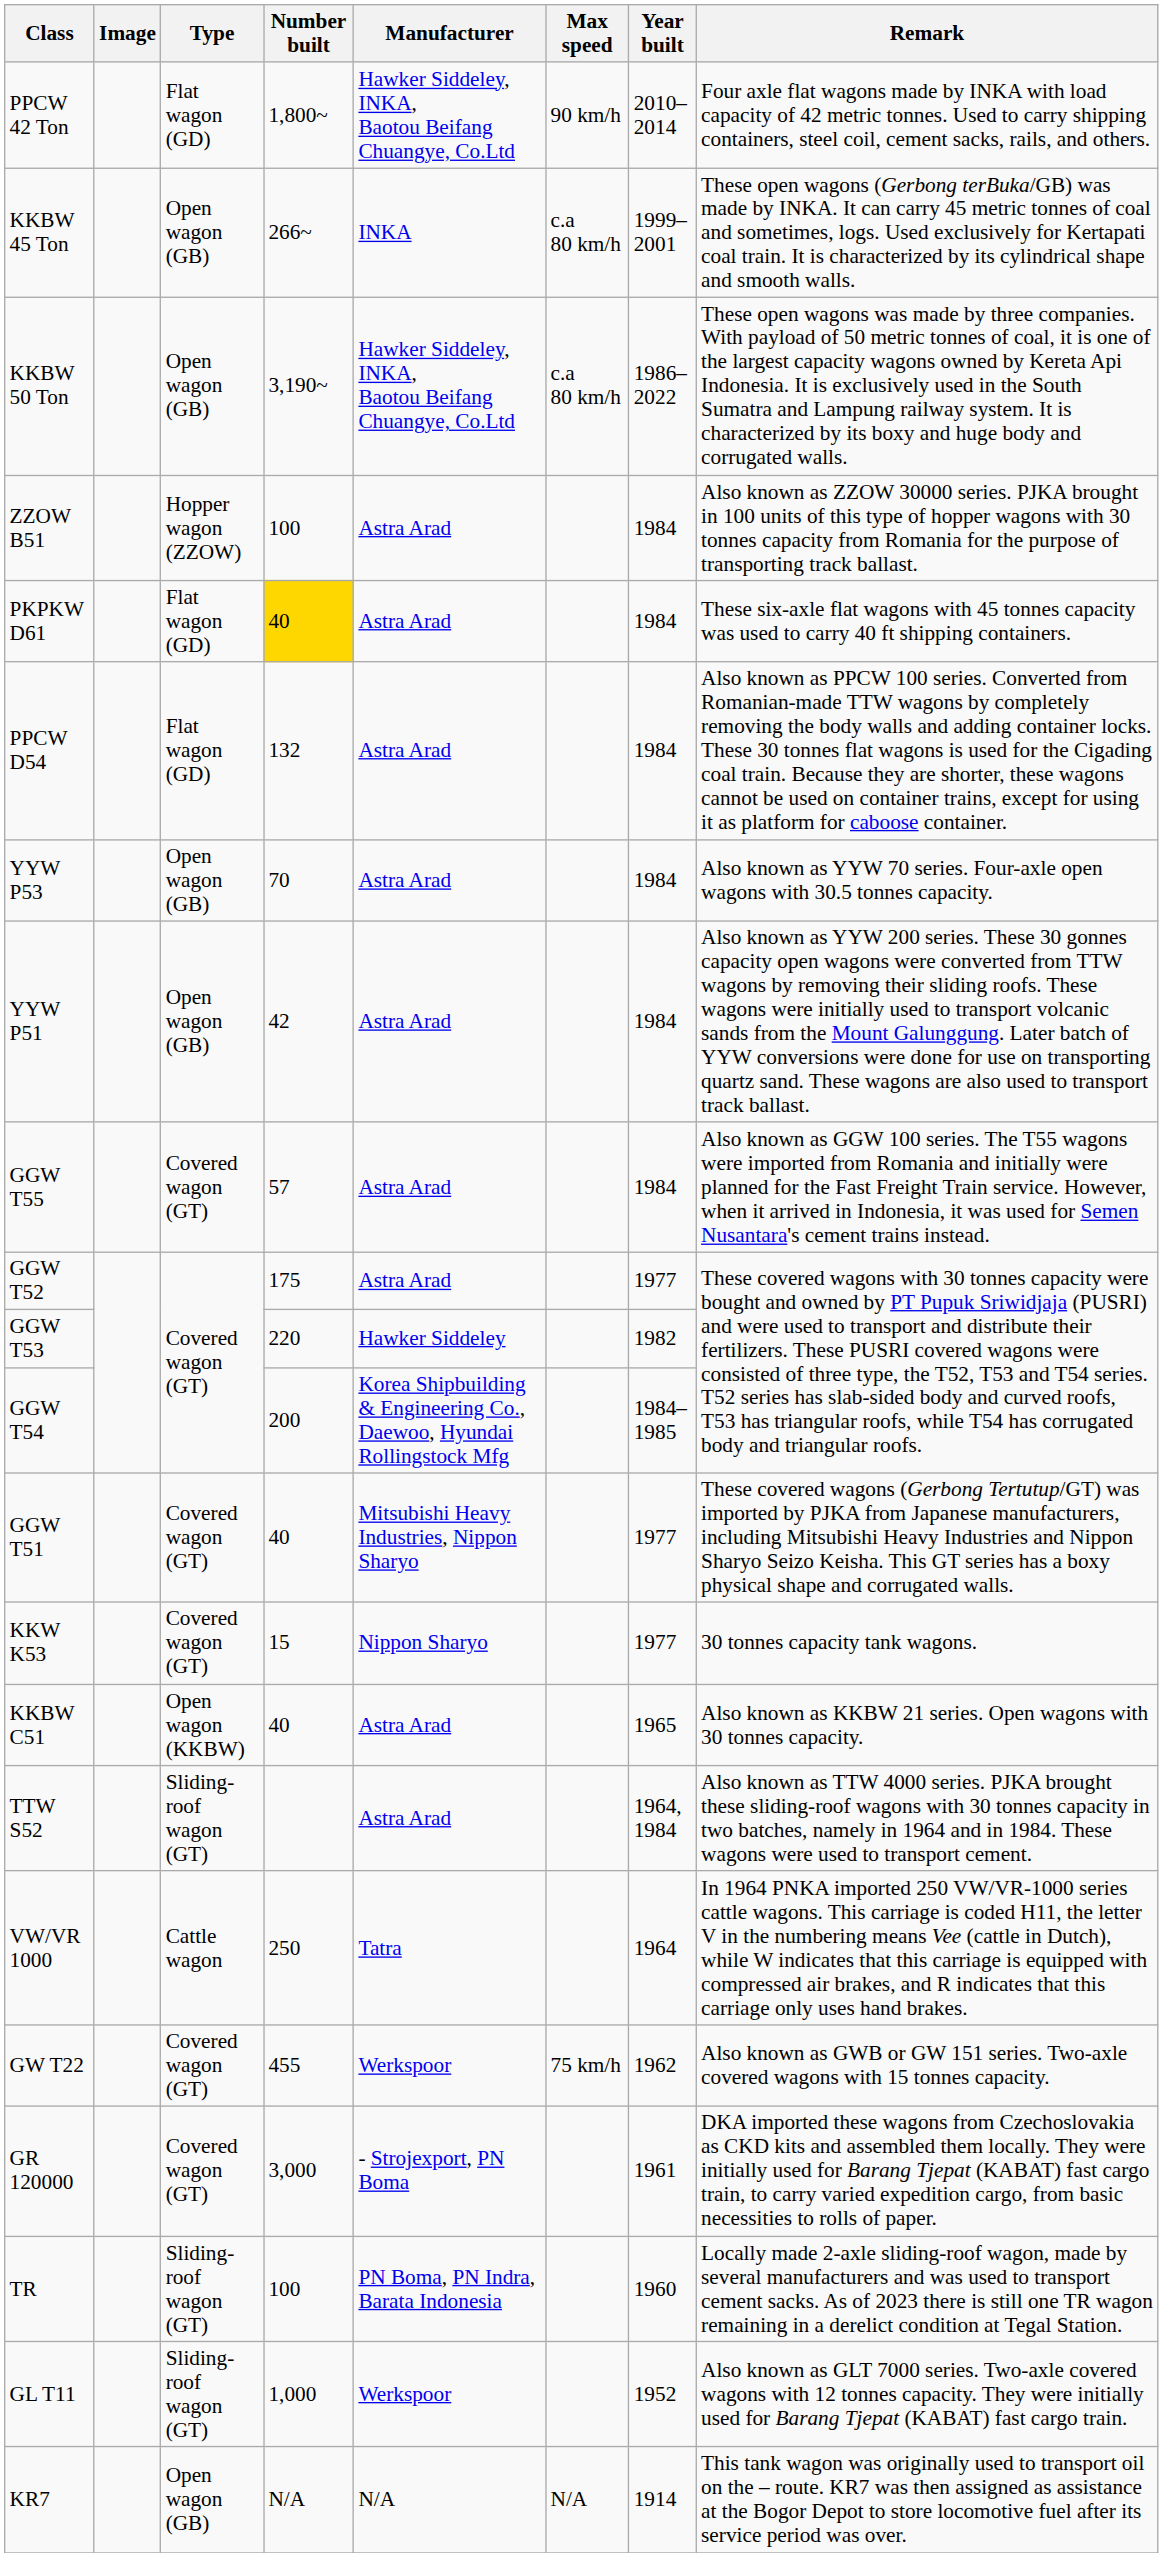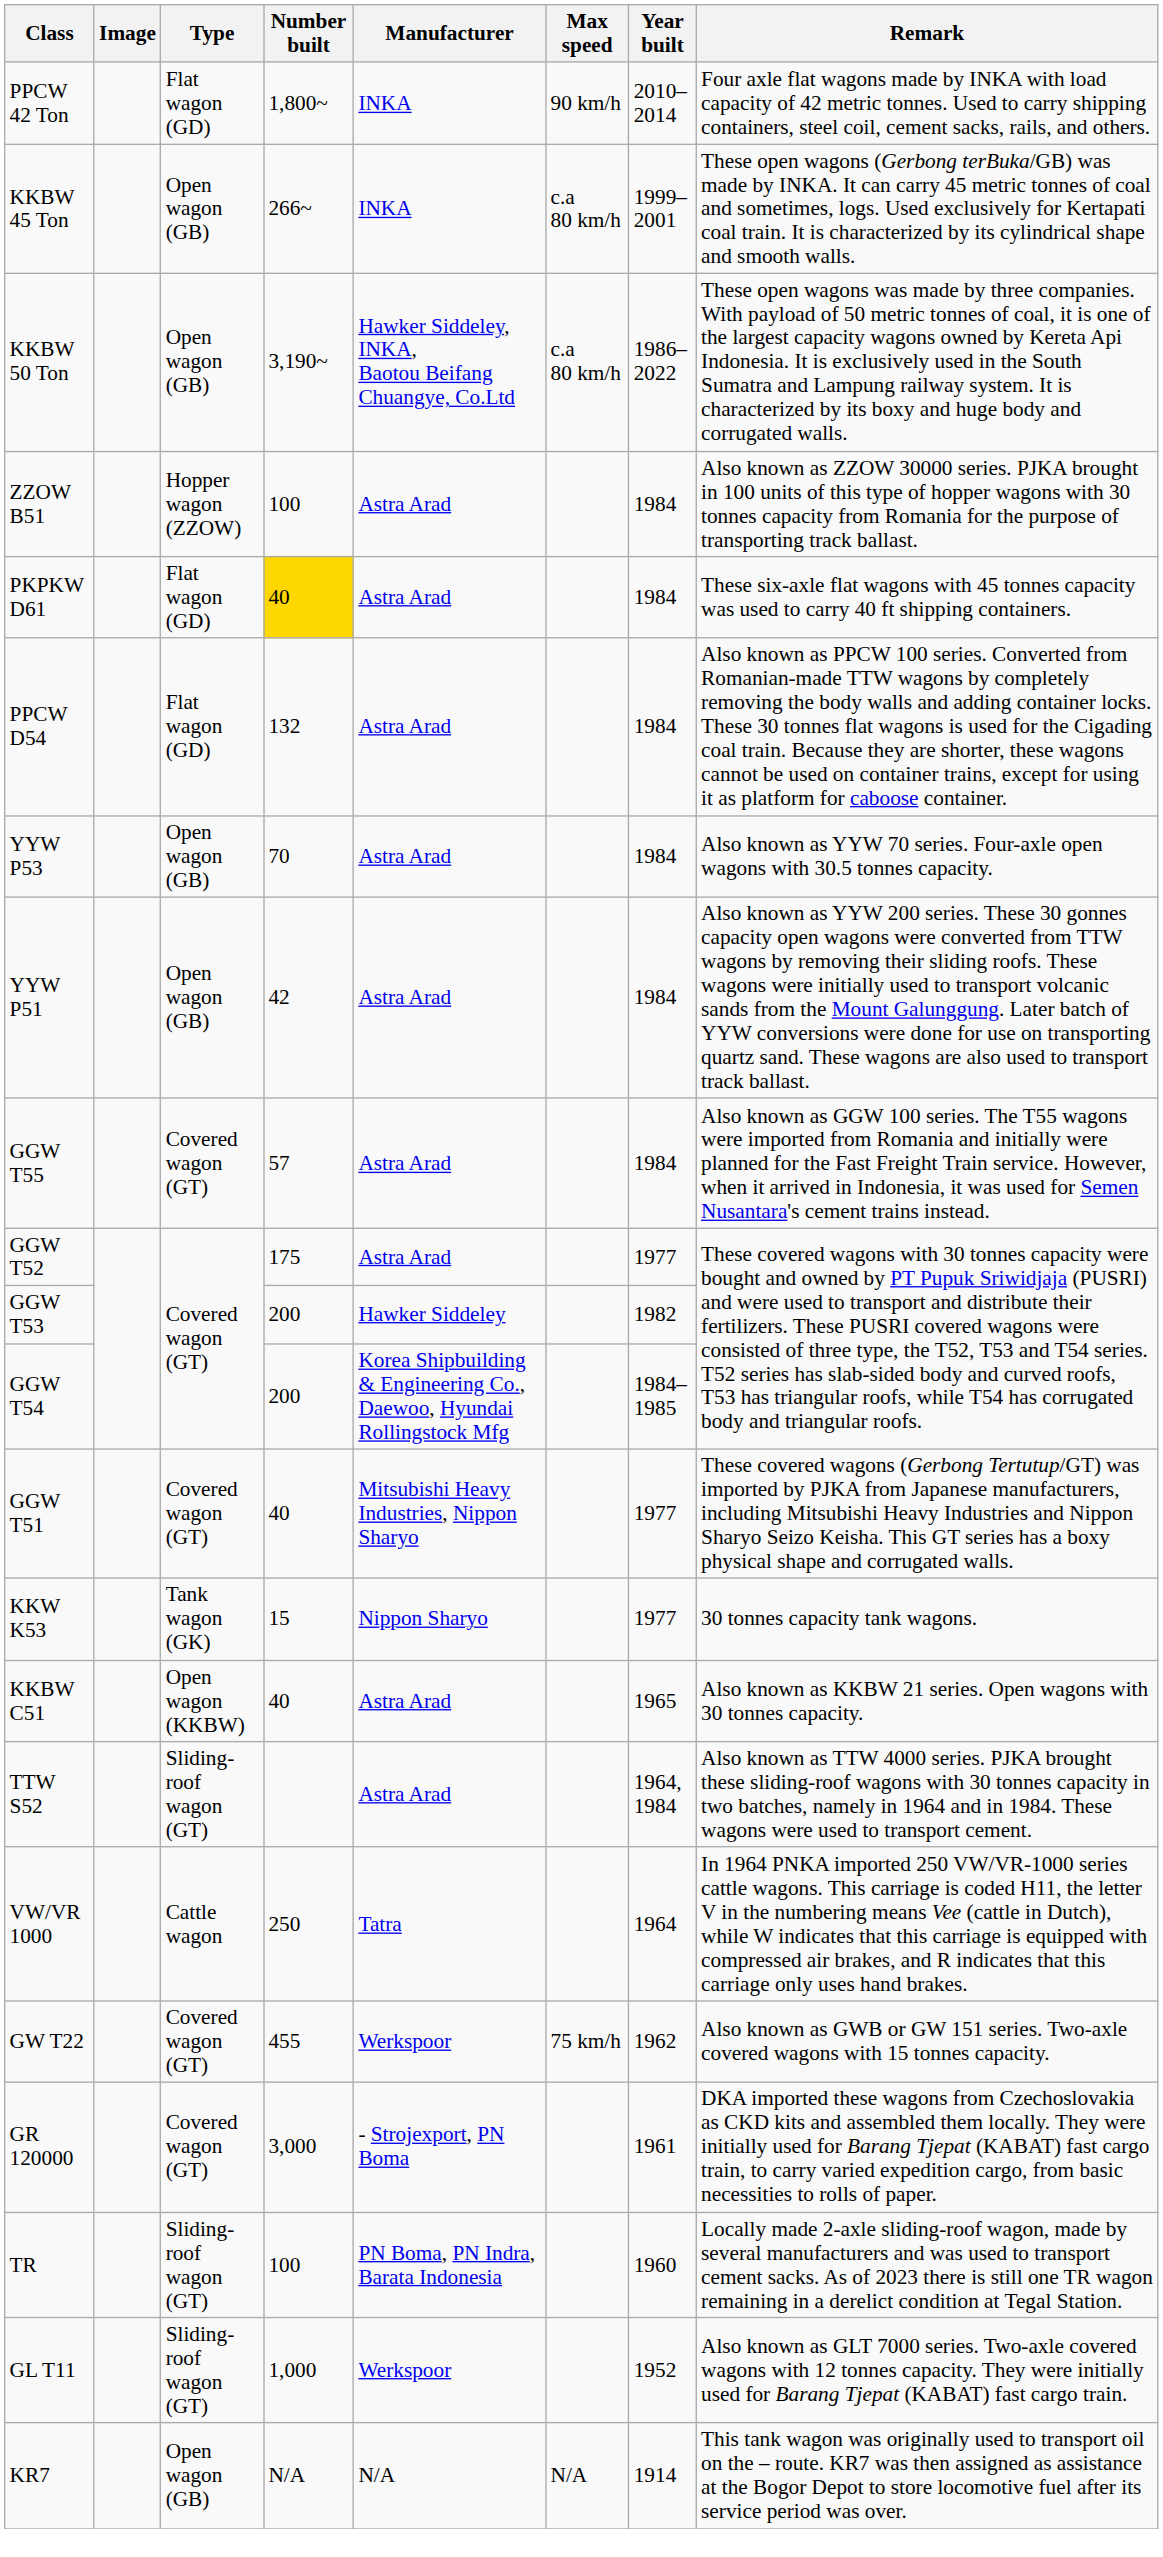(437, 114) Hawker Siddeley, INKA, Baotou Beifang Chuangye, Co.Ltd -> (385, 103) INKA
(284, 1338) 220 -> (284, 1314) 200
(202, 1642) Covered wagon (GT) -> (194, 1619) Tank wagon (GK)
